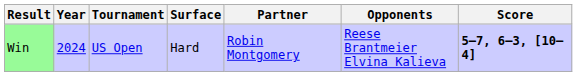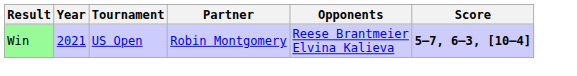- column: (196, 14)
(71, 48) 2024 -> (71, 41) 2021
